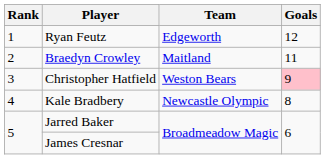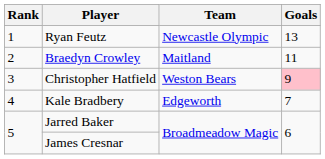(192, 36) Edgeworth -> (215, 36) Newcastle Olympic
(291, 36) 12 -> (291, 36) 13
(215, 100) Newcastle Olympic -> (192, 100) Edgeworth
(288, 100) 8 -> (288, 100) 7
